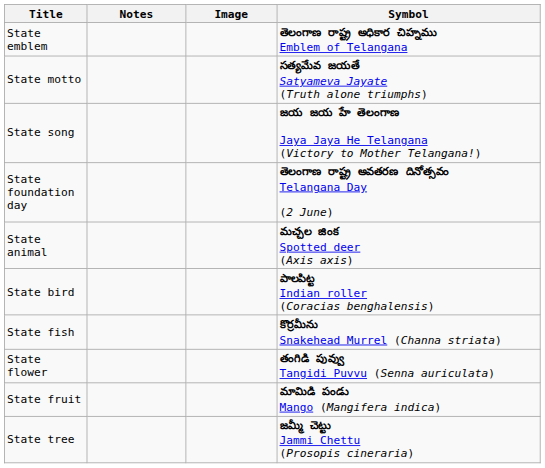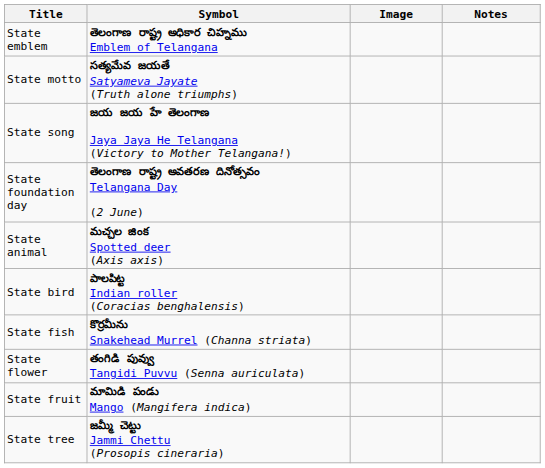columns swapped: (409, 14) <-> (136, 14)
